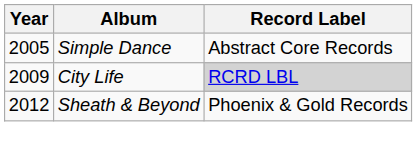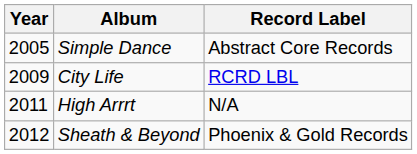(253, 76) lightgrey background -> (253, 76) no background
+ row: (96, 105)
